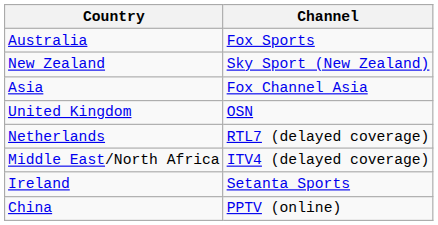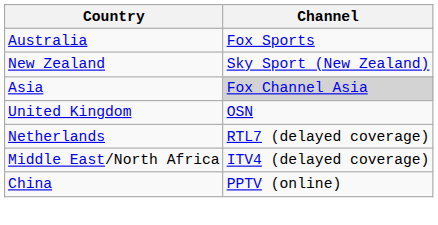(297, 88) no background -> (297, 88) lightgrey background
- row: (39, 184)
